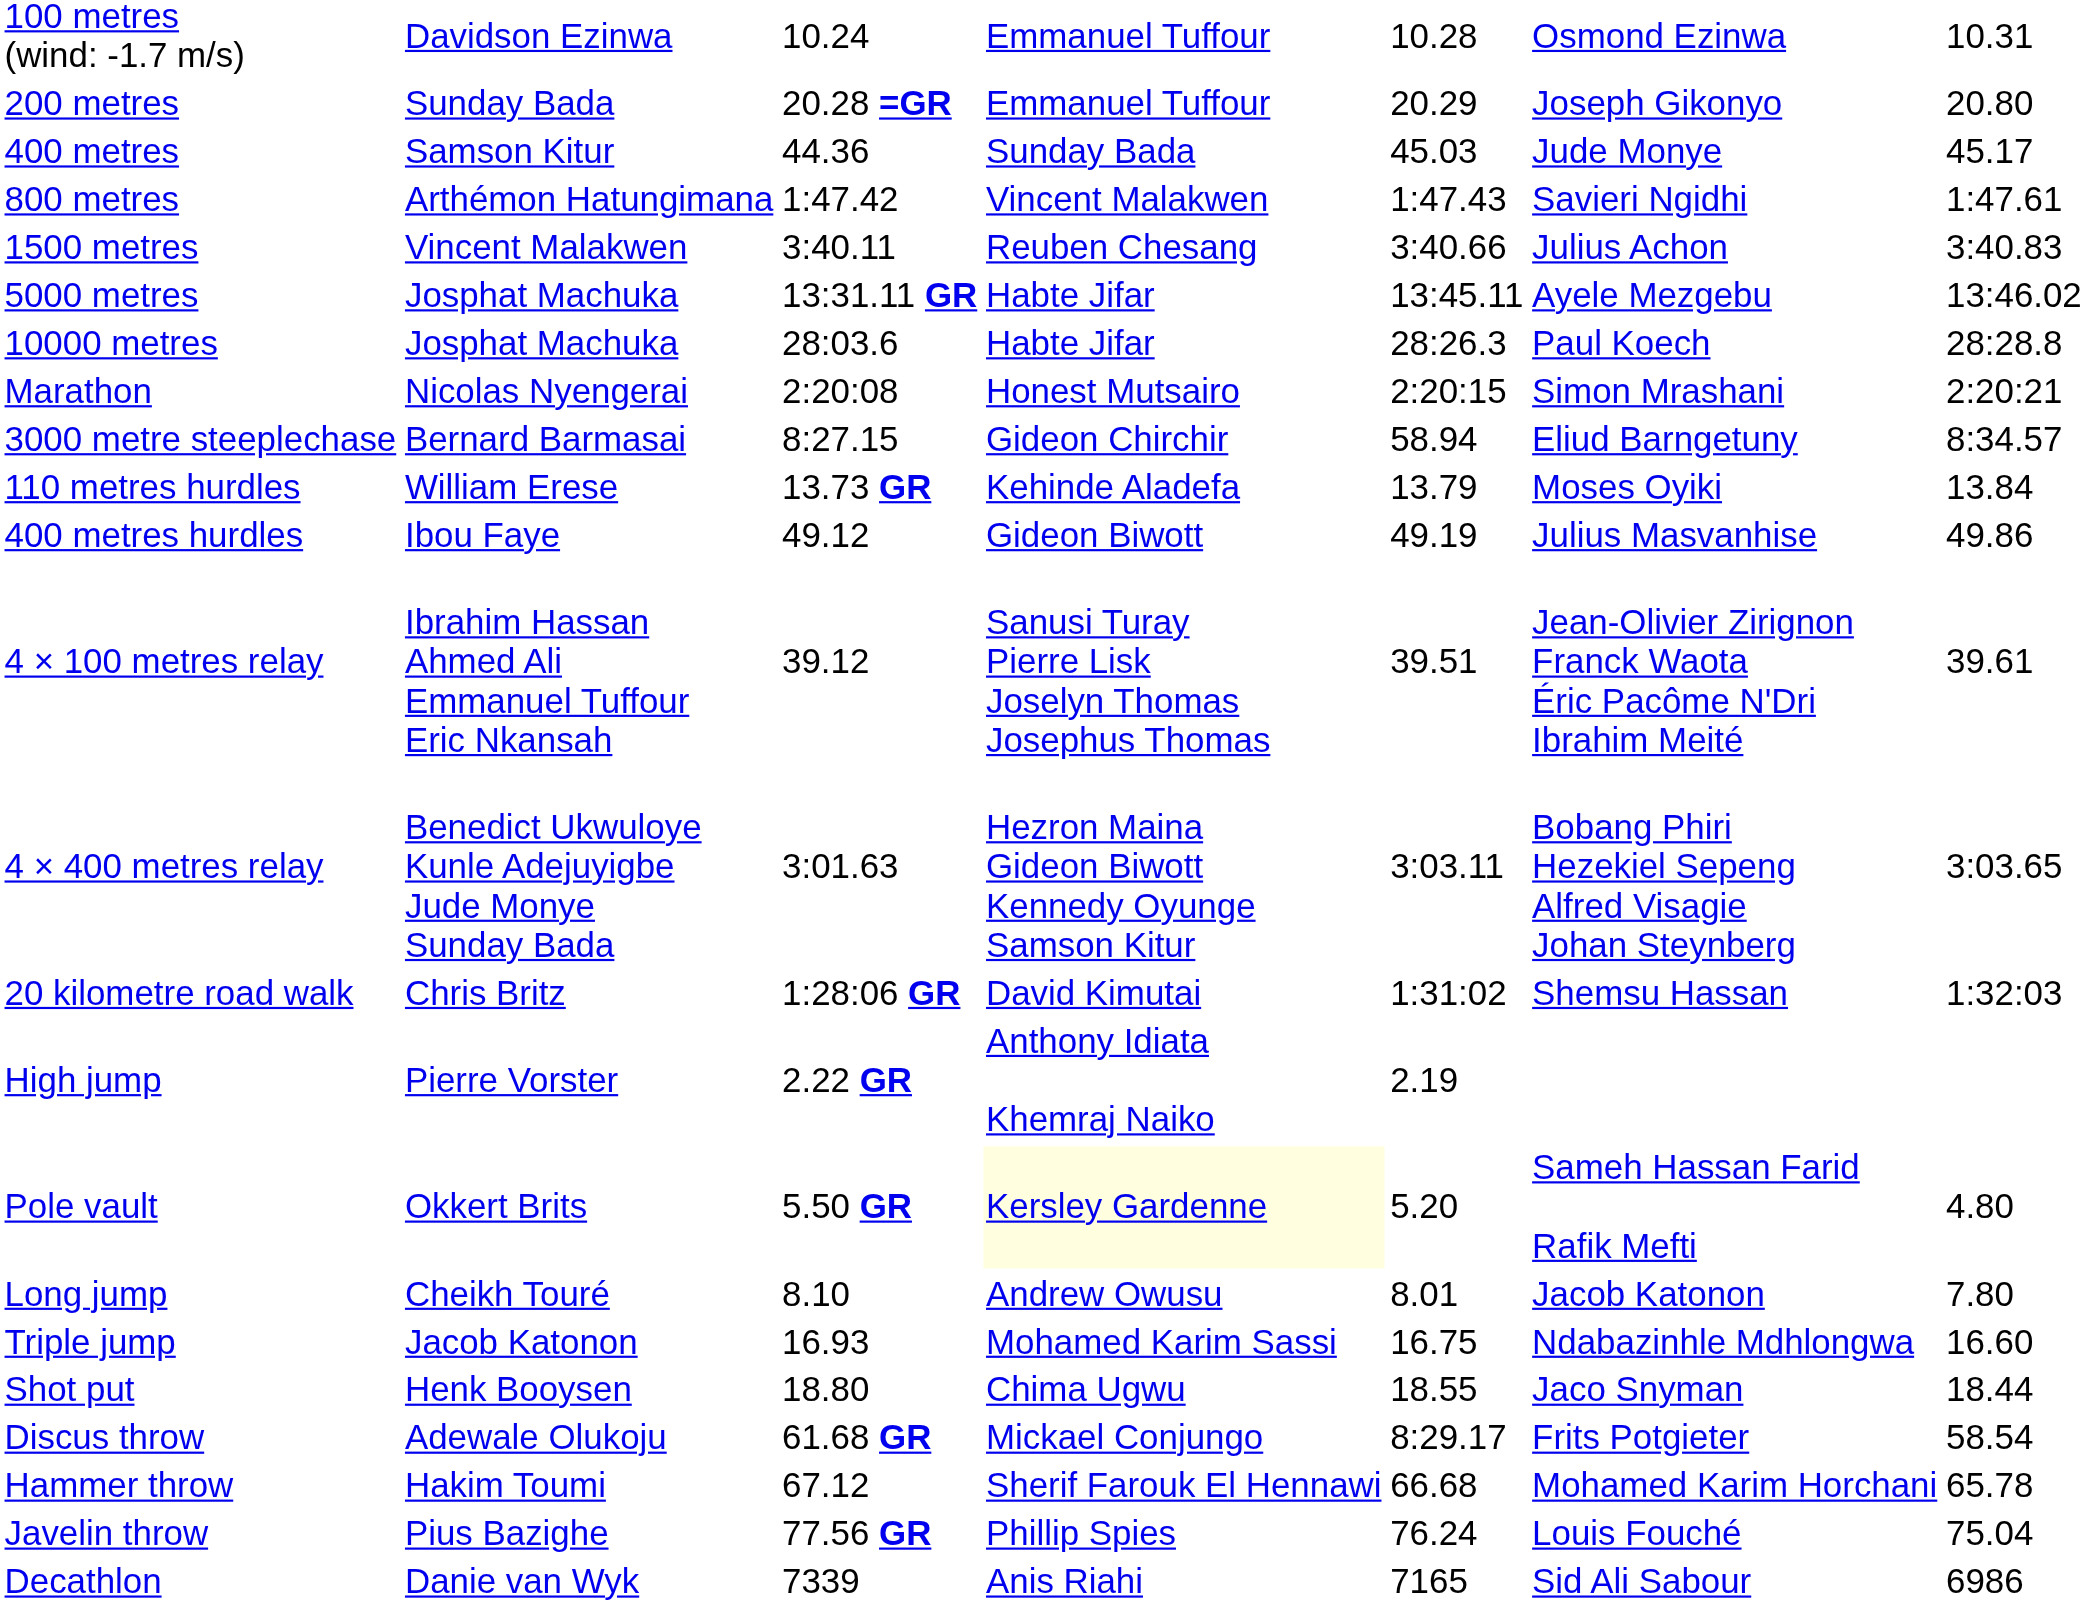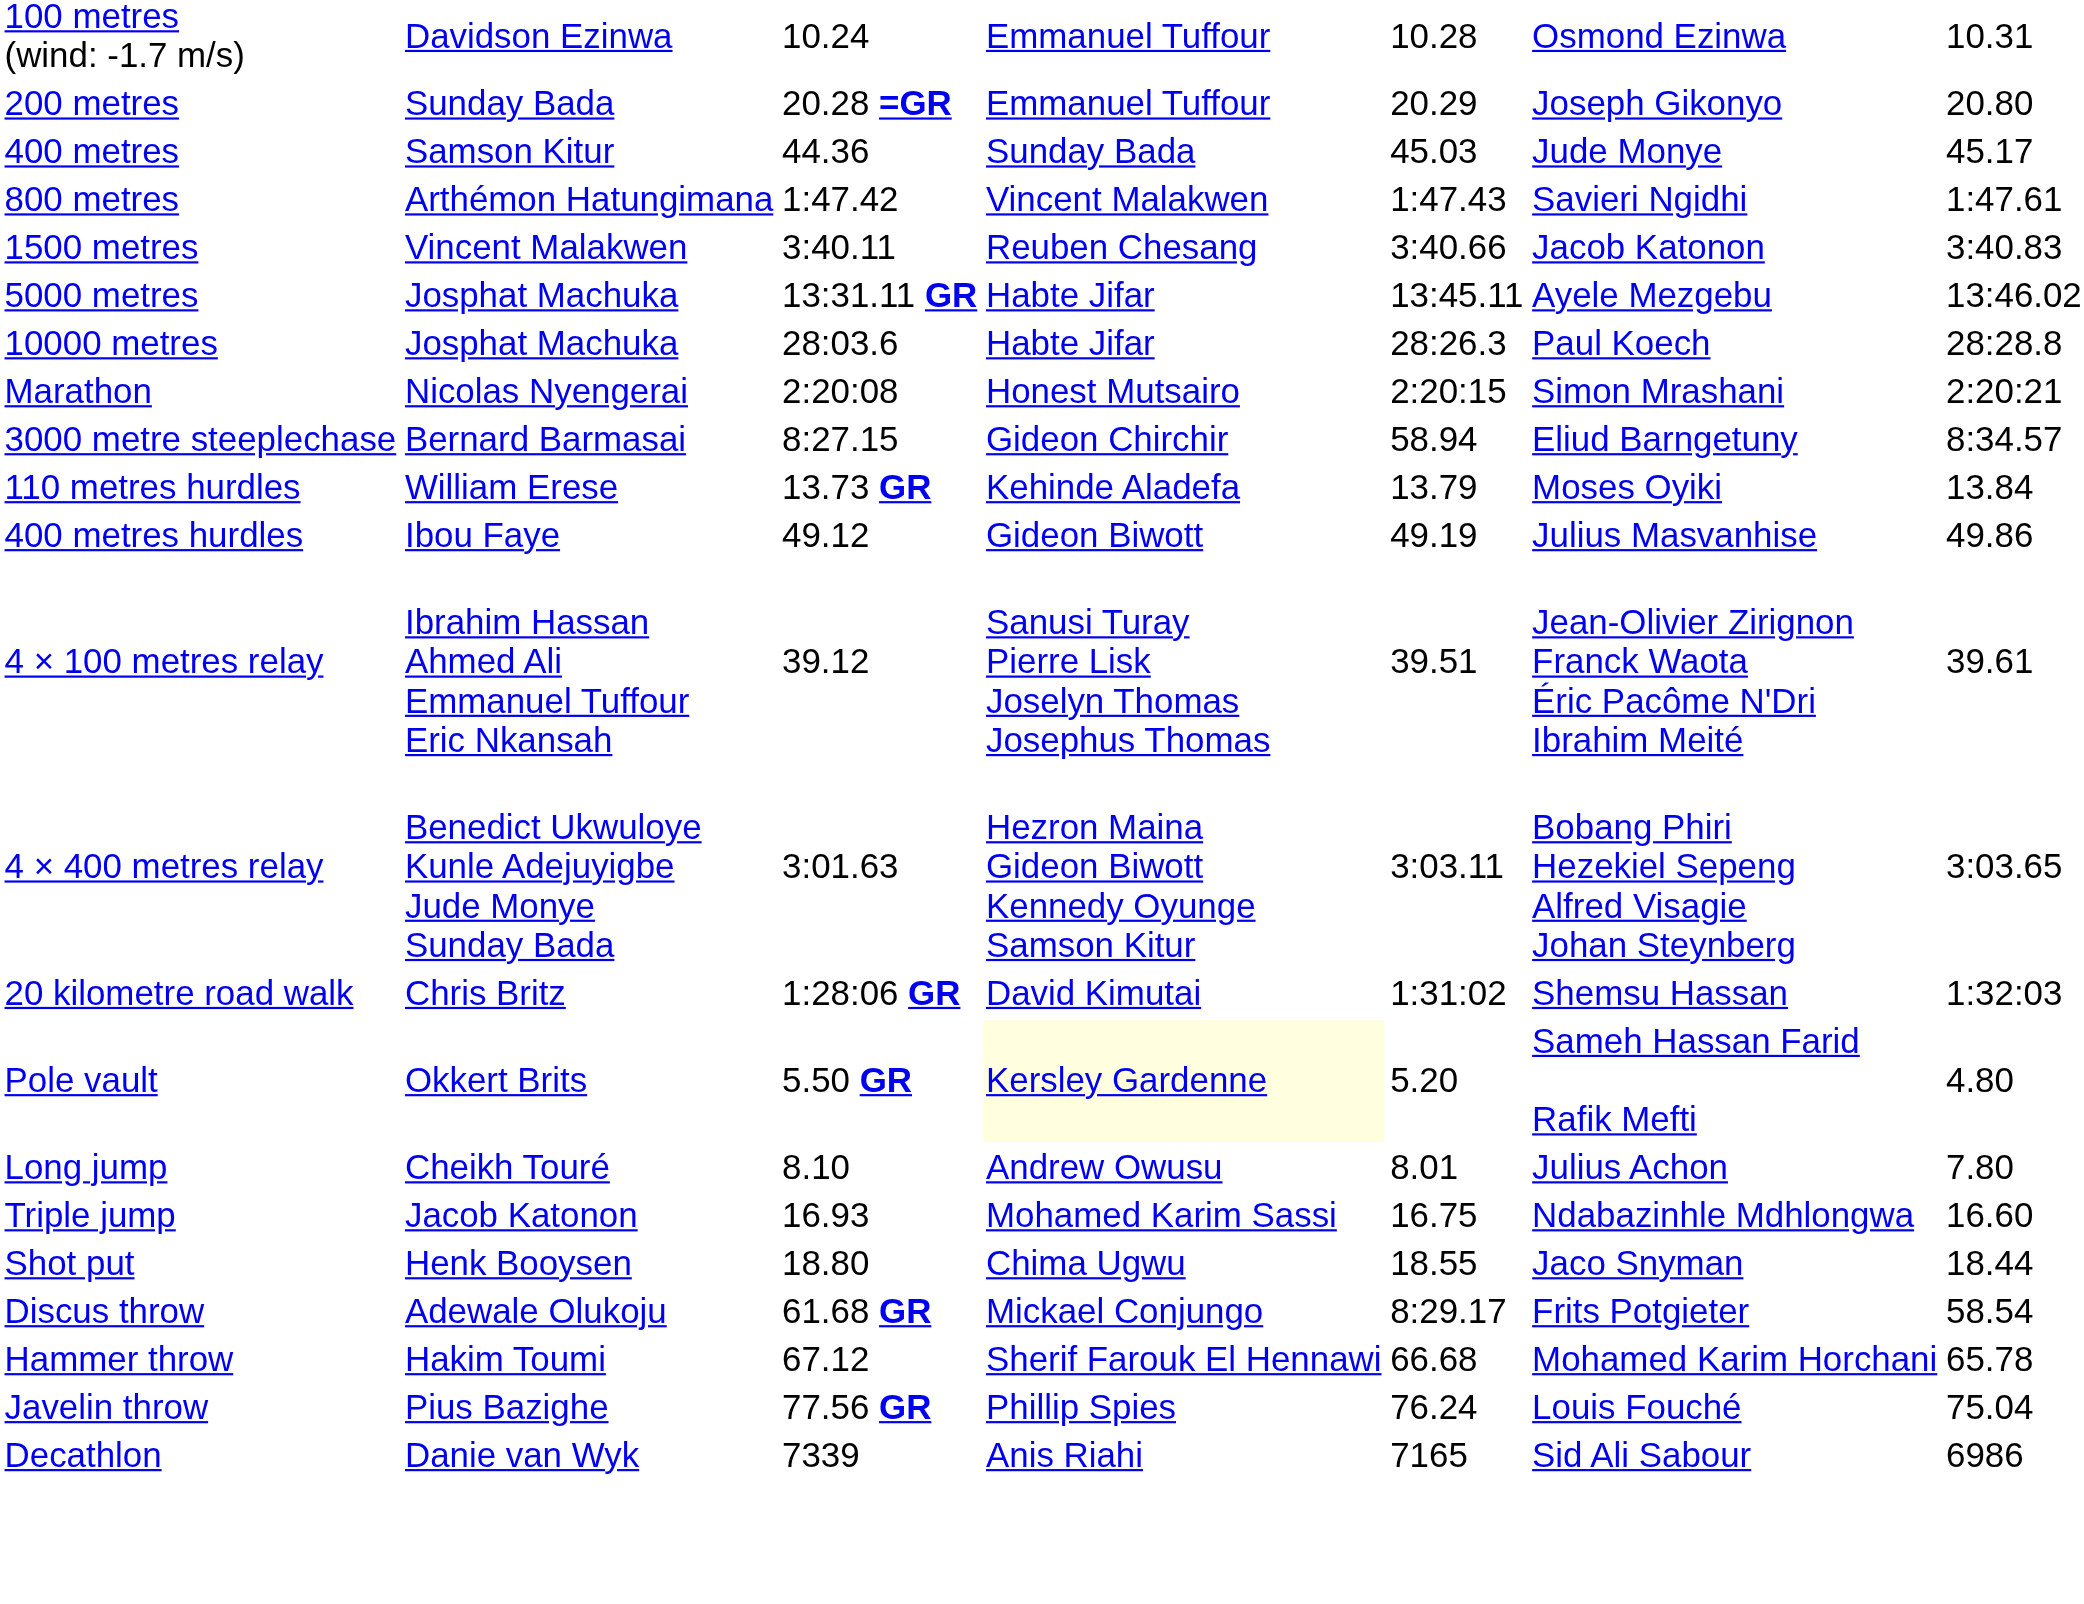(1630, 247) Julius Achon -> (1648, 247) Jacob Katonon
- row: (83, 1080)
(1648, 1294) Jacob Katonon -> (1630, 1167) Julius Achon
